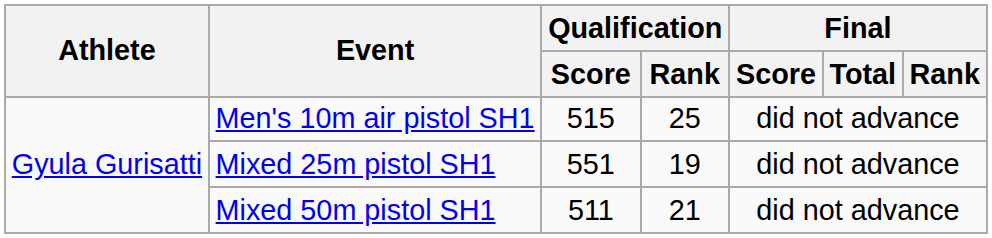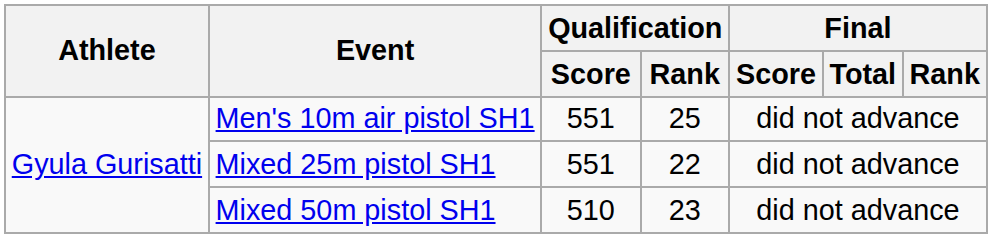(591, 119) 515 -> (591, 119) 551
(685, 165) 19 -> (685, 165) 22
(591, 210) 511 -> (591, 210) 510
(685, 210) 21 -> (685, 210) 23
